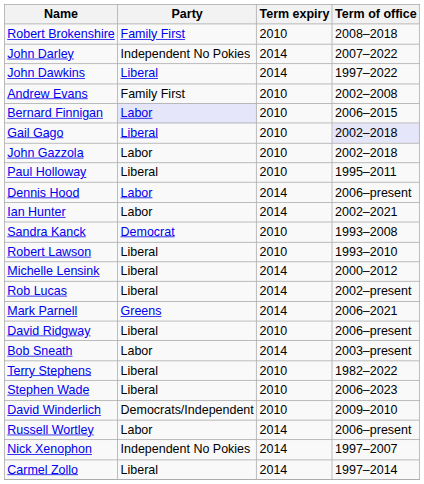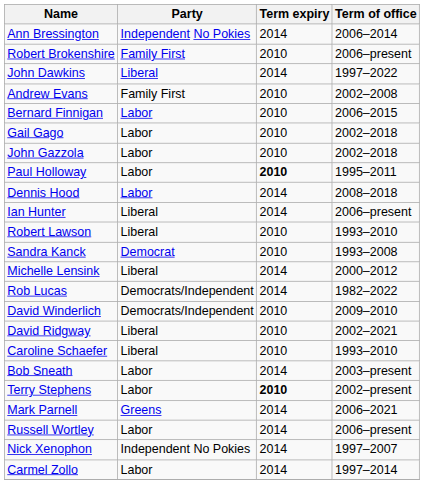+ row: (53, 34)
(366, 34) 2008–2018 -> (373, 53) 2006–present
- row: (41, 53)
(136, 113) lavender background -> (136, 113) no background
(139, 133) Liberal -> (136, 133) Labor
(366, 133) lavender background -> (366, 133) no background
(139, 172) Liberal -> (136, 172) Labor
(273, 172) normal -> (273, 172) bold
(373, 192) 2006–present -> (366, 192) 2008–2018
(136, 212) Labor -> (139, 212) Liberal
(366, 212) 2002–2021 -> (373, 212) 2006–present
rows swapped: (46, 232) <-> (49, 251)
(139, 291) Liberal -> (187, 291) Democrats/Independent
(373, 291) 2002–present -> (366, 291) 1982–2022
rows swapped: (42, 311) <-> (54, 410)
(373, 331) 2006–present -> (366, 331) 2002–2021
+ row: (57, 350)
(139, 370) Liberal -> (136, 390) Labor
(273, 370) normal -> (273, 390) bold
(366, 370) 1982–2022 -> (373, 390) 2002–present
- row: (48, 390)
(139, 469) Liberal -> (136, 469) Labor
